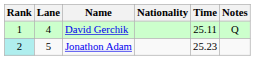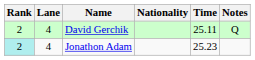(19, 30) 1 -> (19, 30) 2
(48, 47) 5 -> (48, 47) 4
